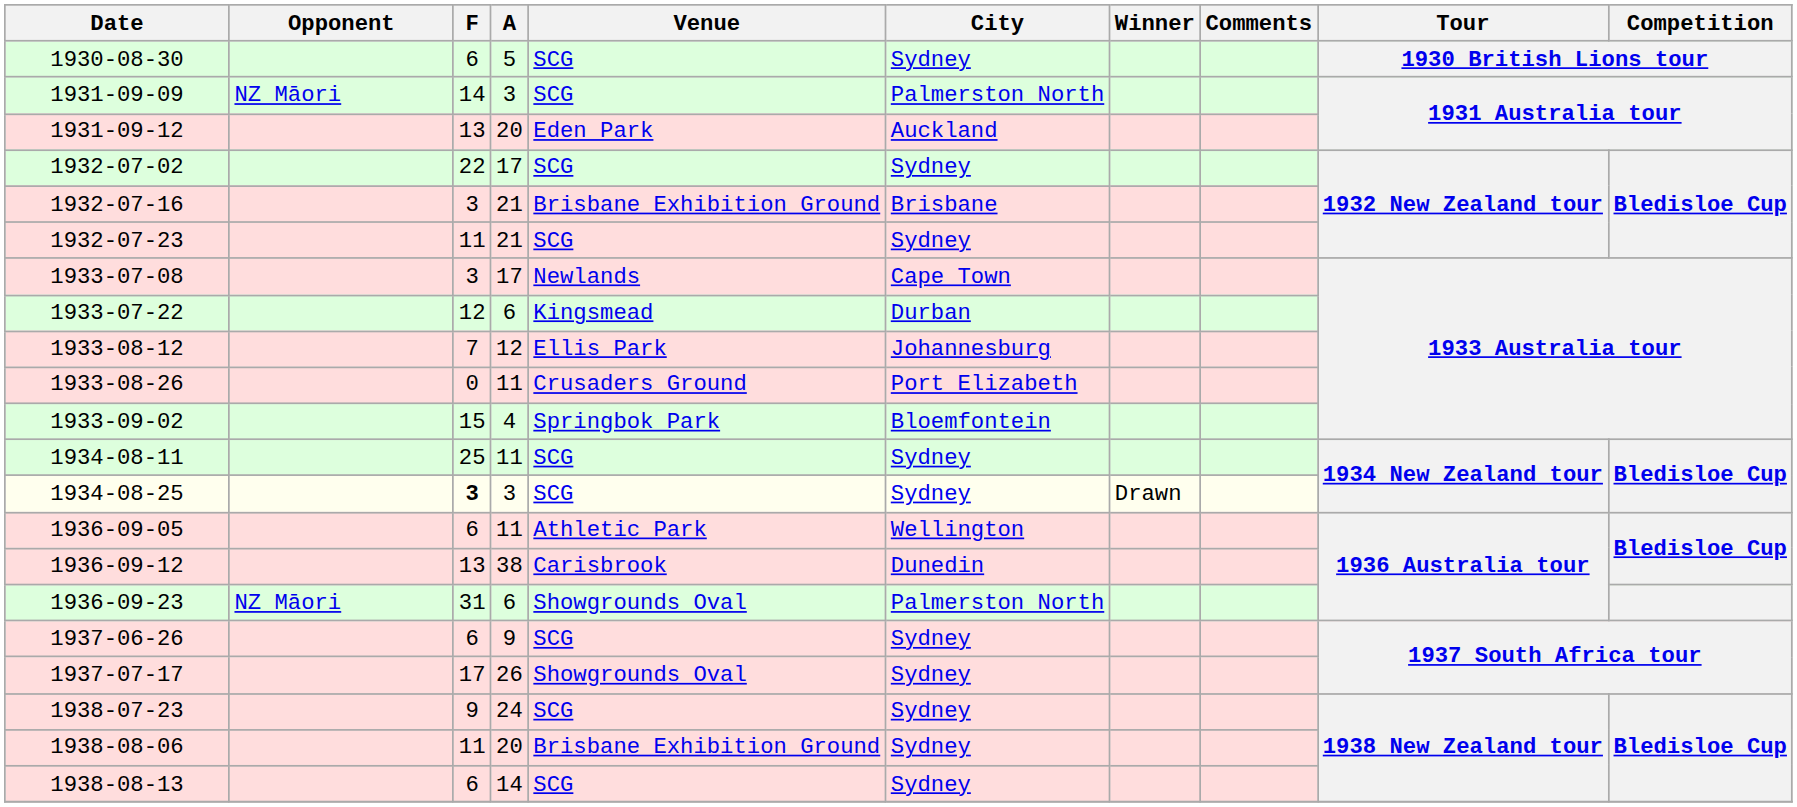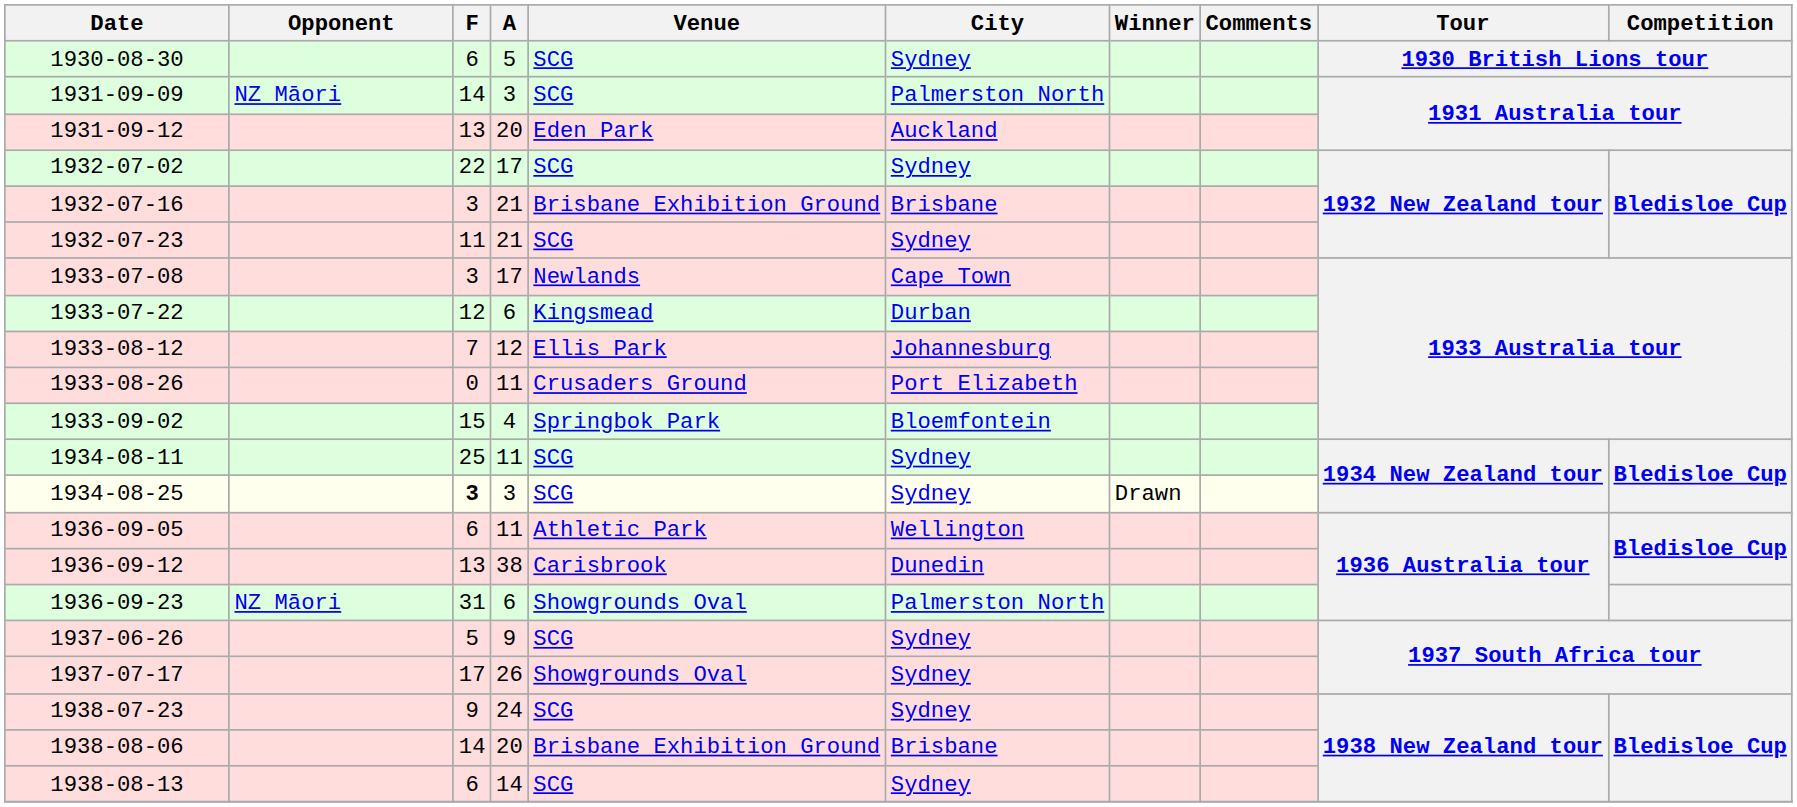(472, 639) 6 -> (472, 639) 5
(472, 748) 11 -> (472, 748) 14
(931, 748) Sydney -> (944, 748) Brisbane
